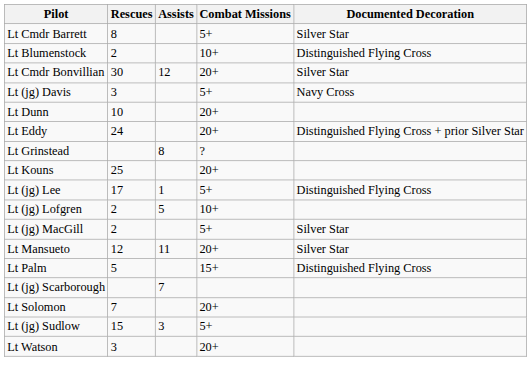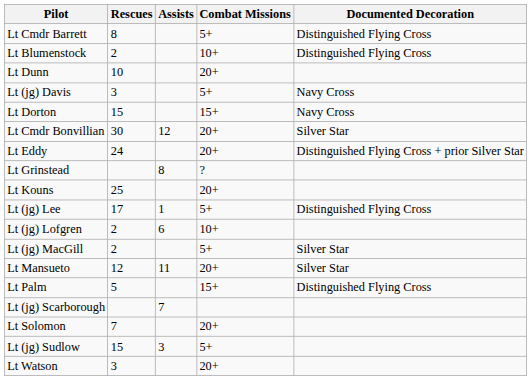(323, 33) Silver Star -> (364, 33) Distinguished Flying Cross
rows swapped: (56, 72) <-> (28, 111)
+ row: (32, 111)
(161, 209) 5 -> (161, 229) 6
